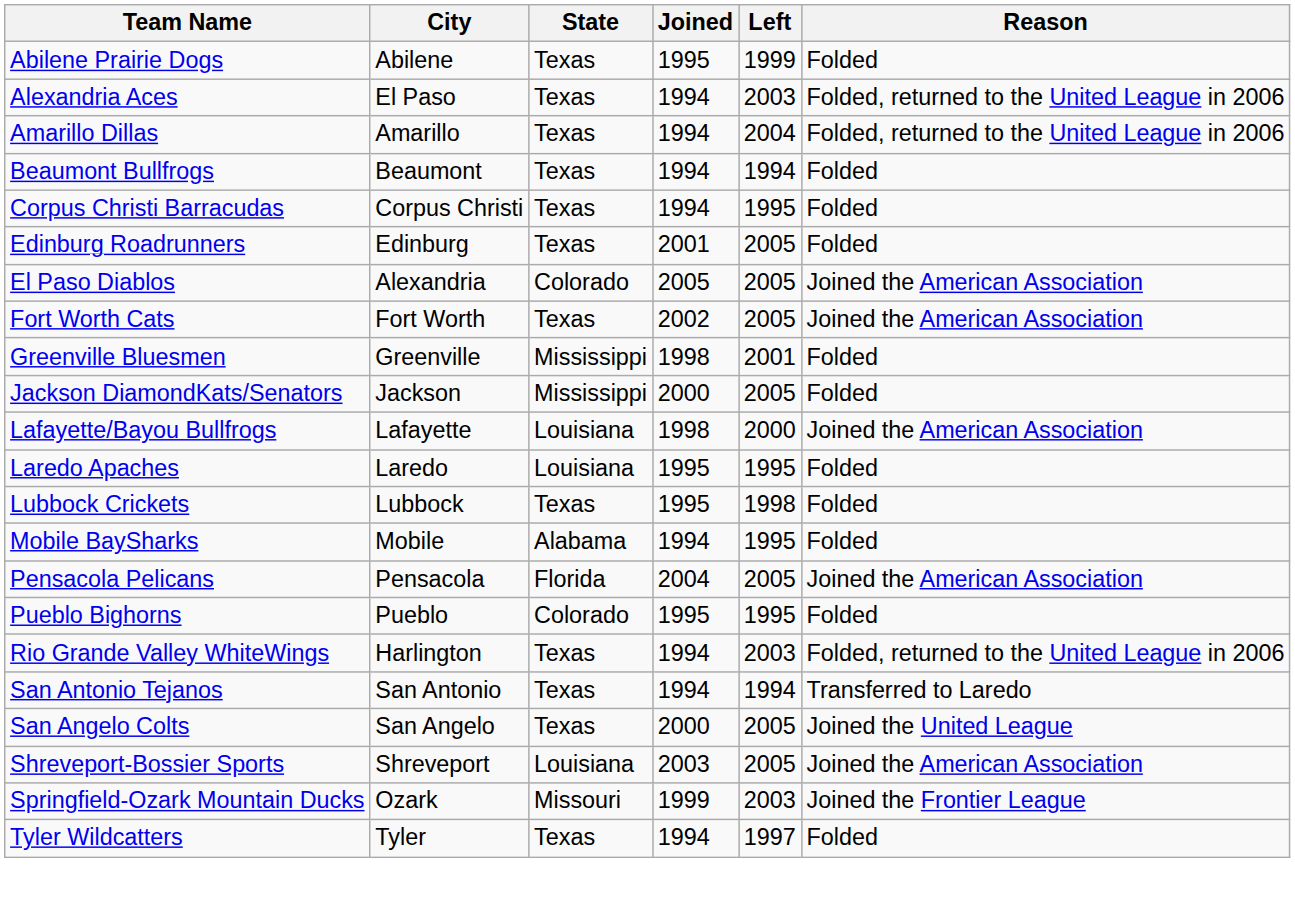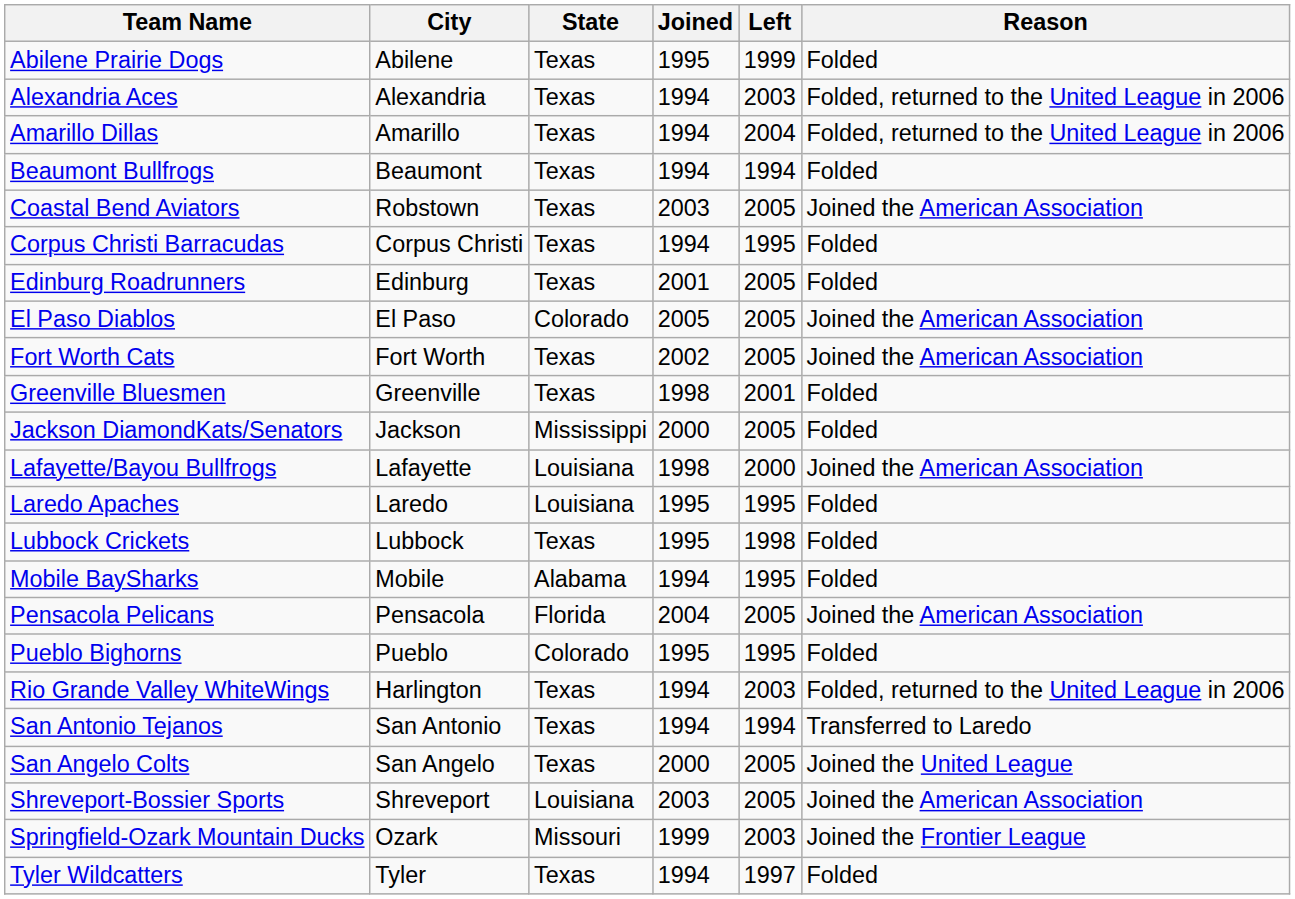(416, 97) El Paso -> (431, 97) Alexandria
+ row: (125, 208)
(431, 282) Alexandria -> (416, 319) El Paso
(591, 356) Mississippi -> (565, 393) Texas
